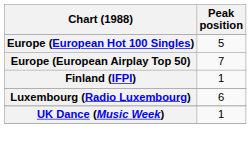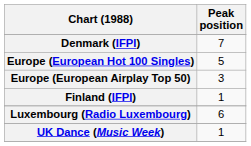+ row: (101, 43)
(221, 61) 7 -> (221, 79) 3
